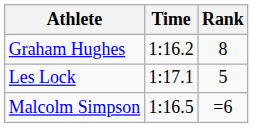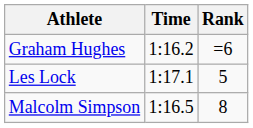(223, 49) 8 -> (223, 49) =6
(223, 107) =6 -> (223, 107) 8
